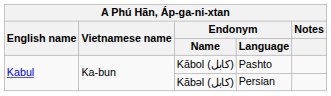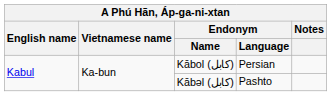(255, 64) Pashto -> (257, 64) Persian
(257, 82) Persian -> (255, 82) Pashto
